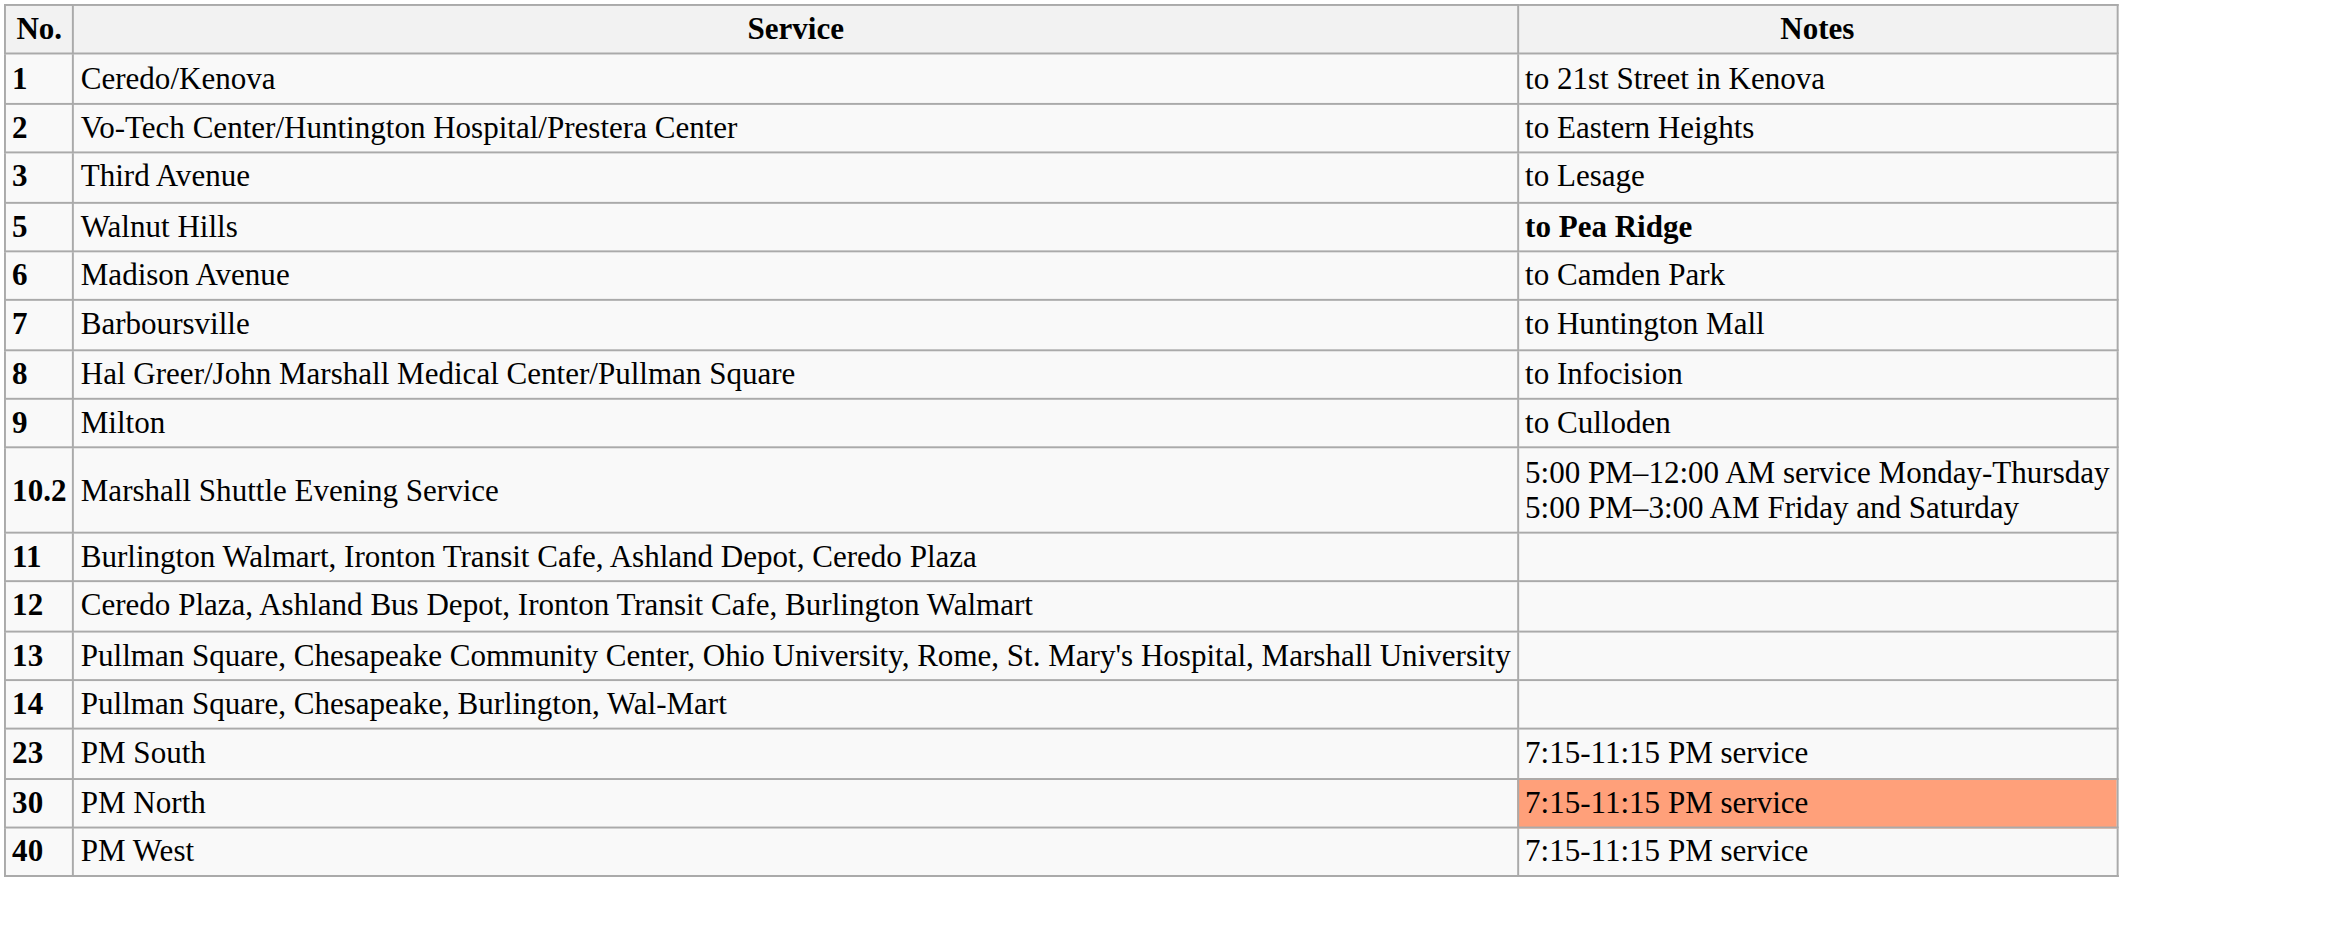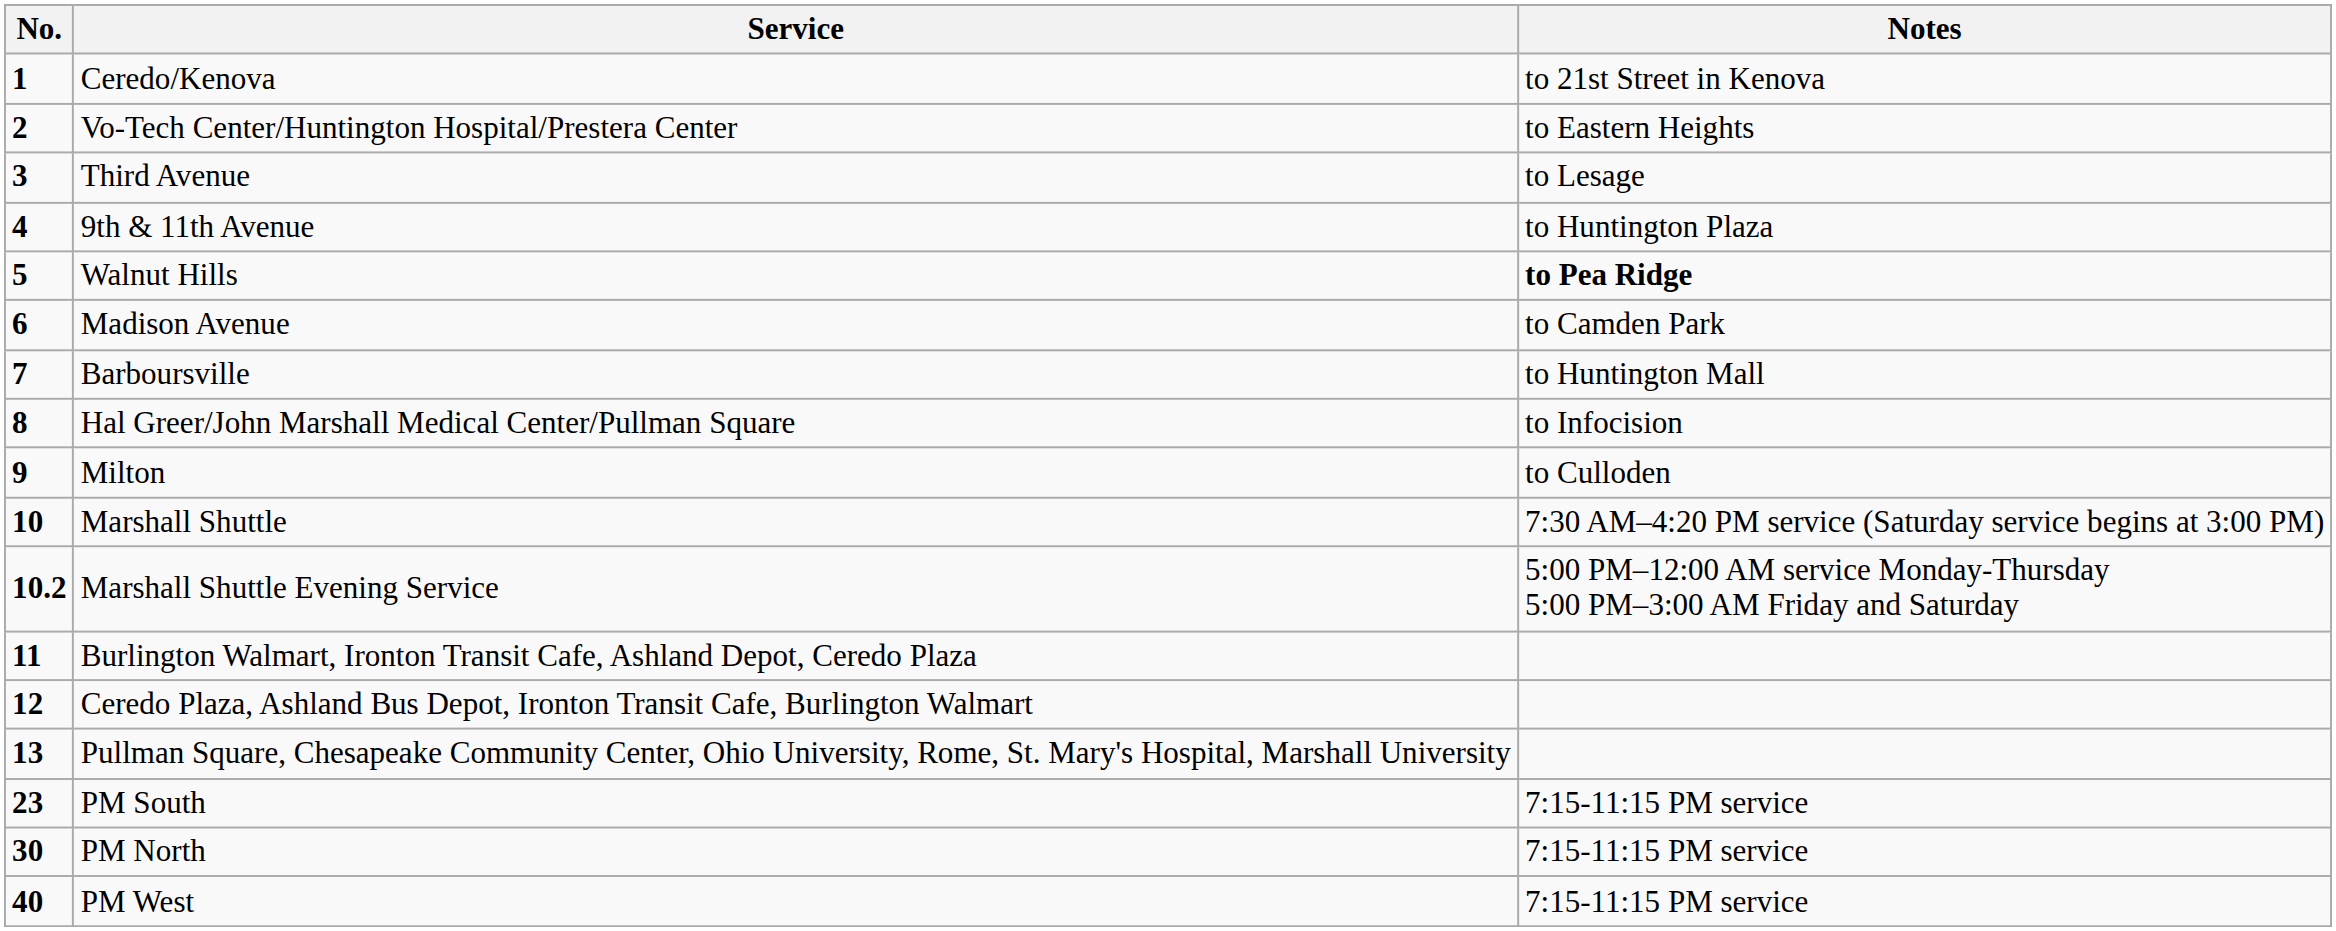+ row: (198, 226)
+ row: (184, 521)
- row: (404, 703)
(1667, 802) lightsalmon background -> (1667, 851) no background
